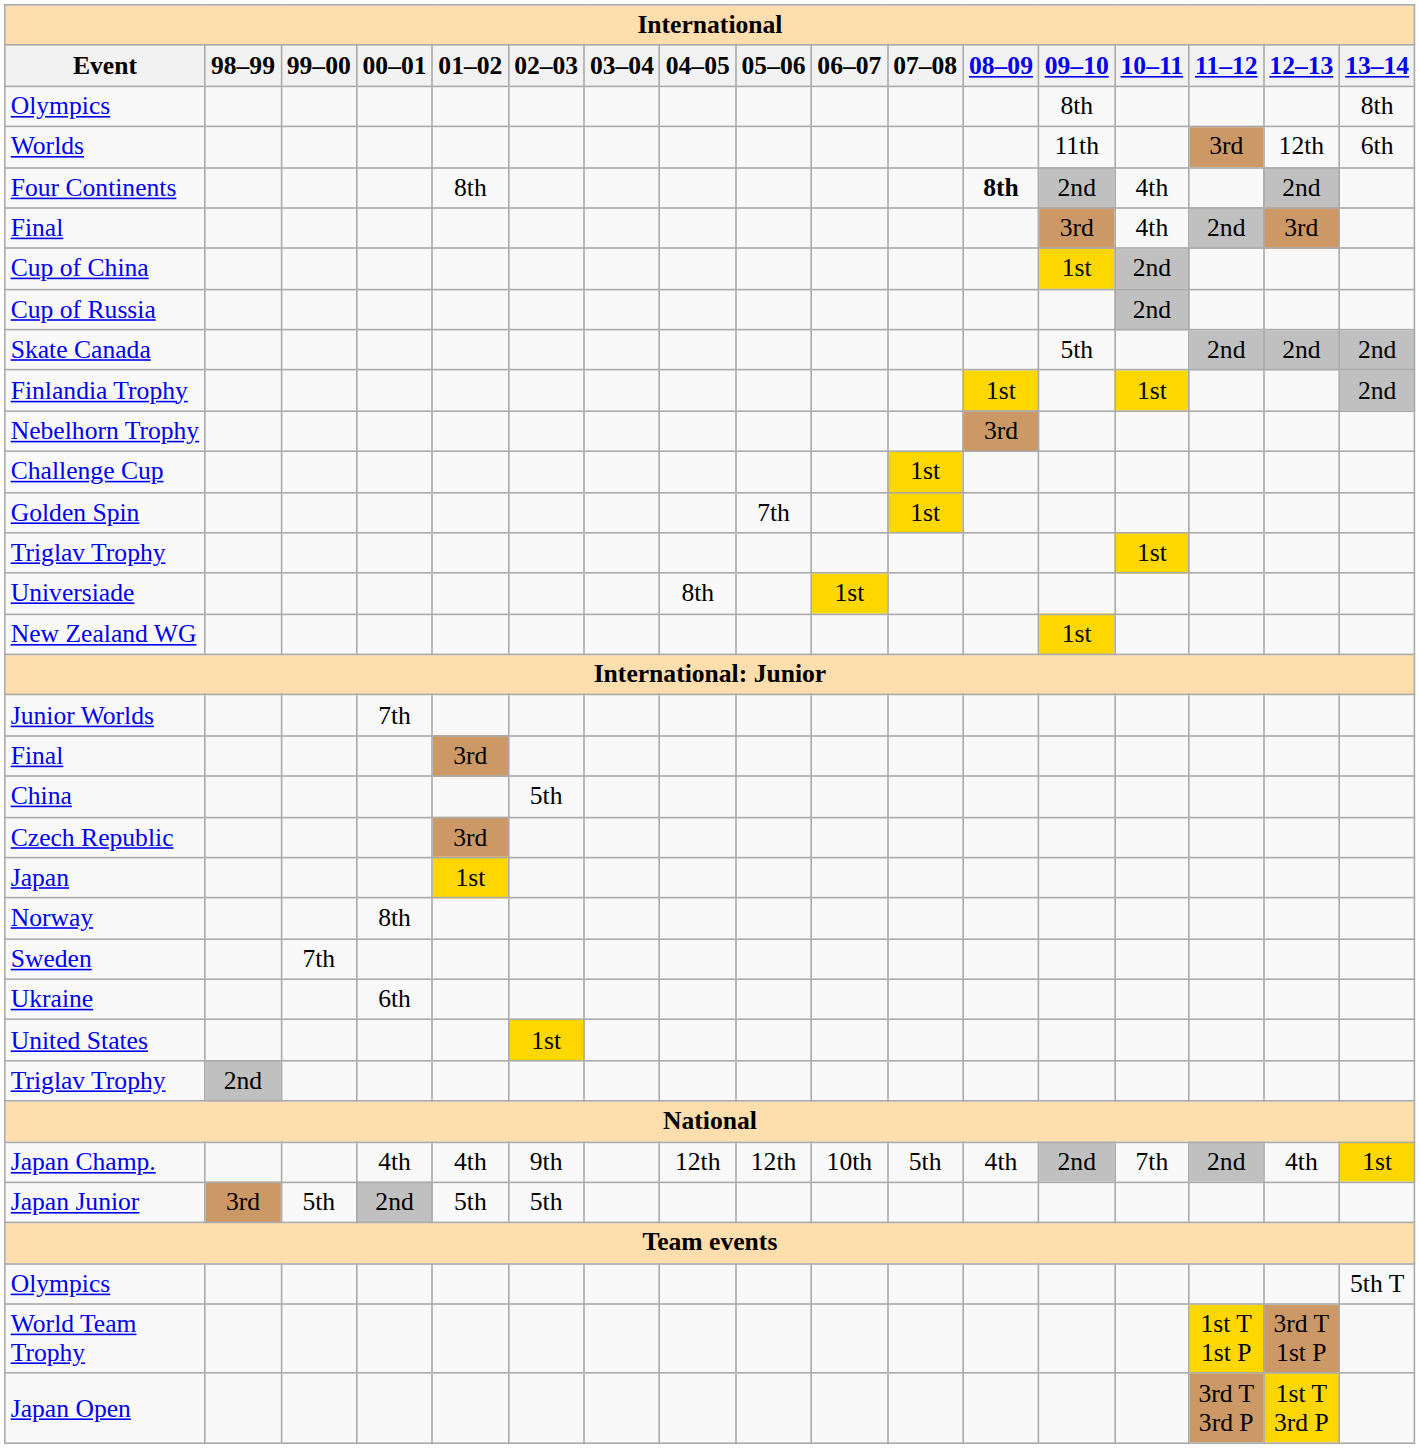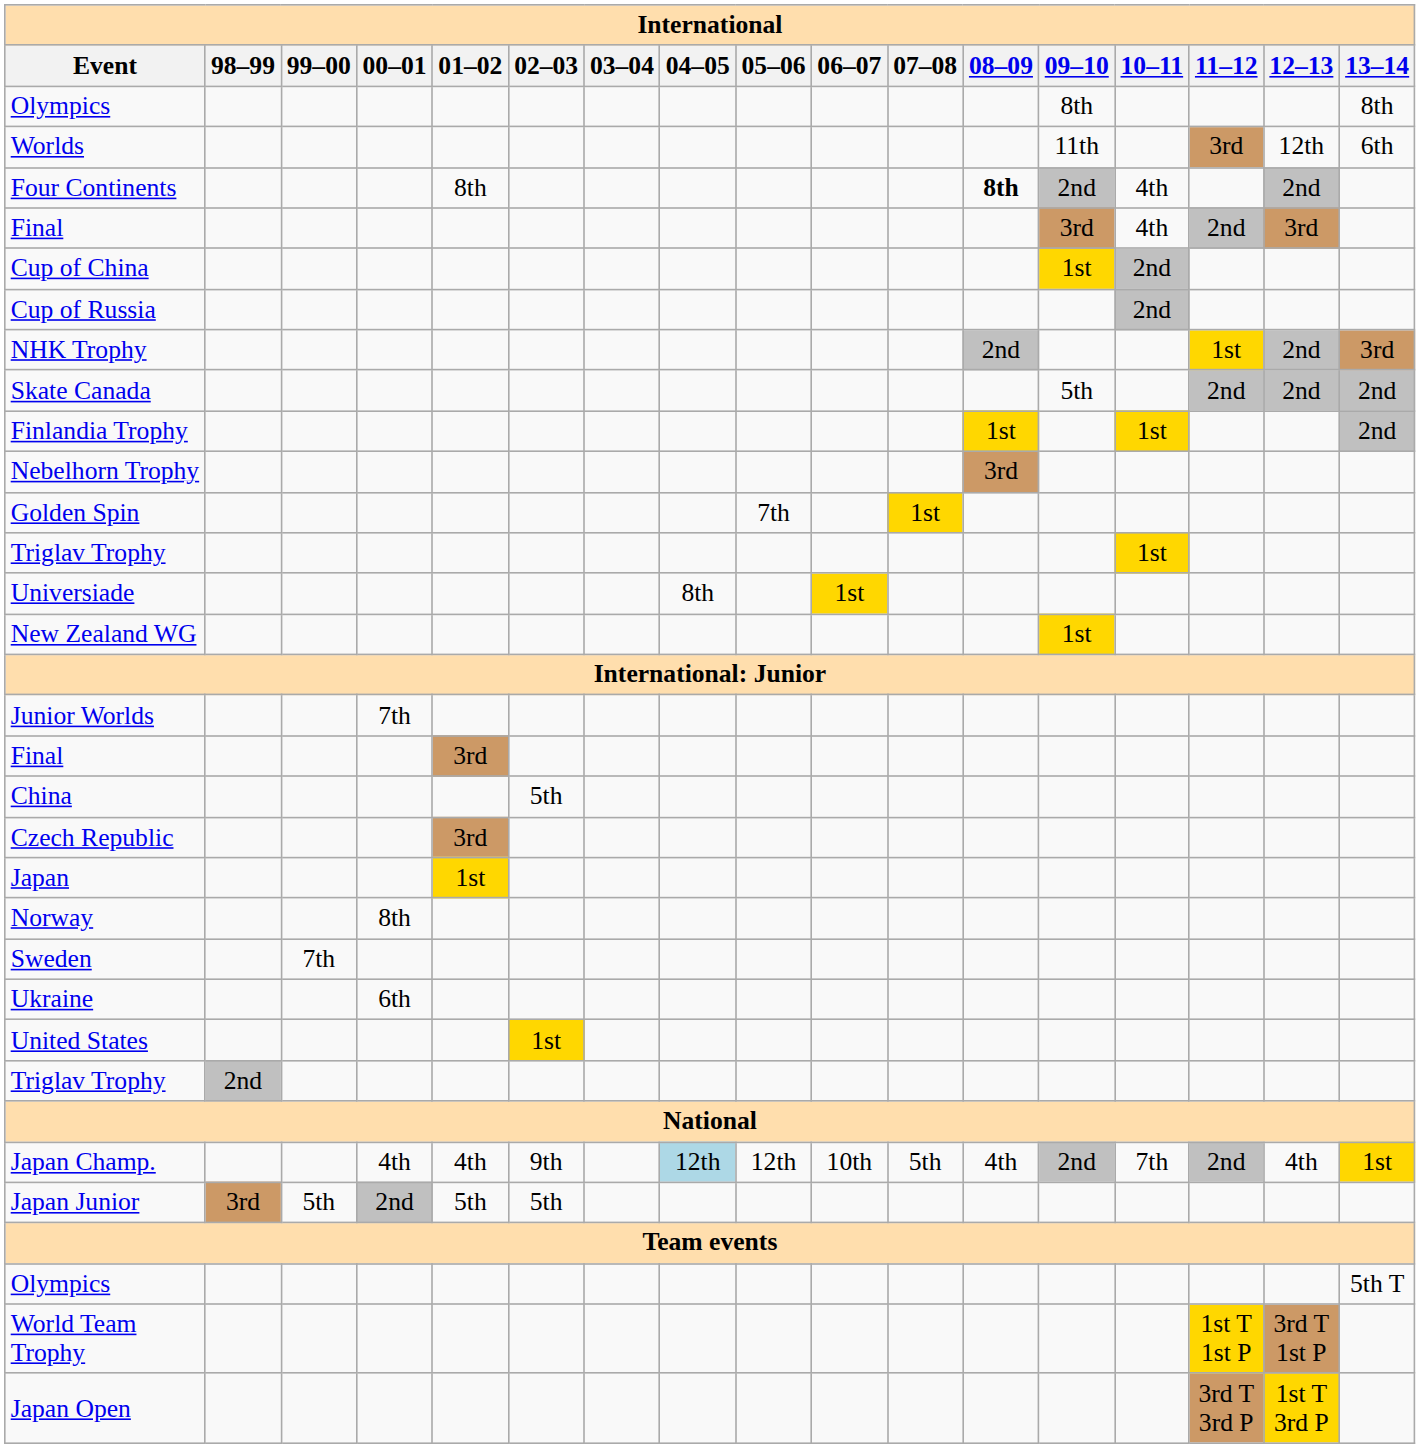+ row: (79, 349)
- row: (87, 471)
(698, 1161) no background -> (698, 1161) lightblue background
